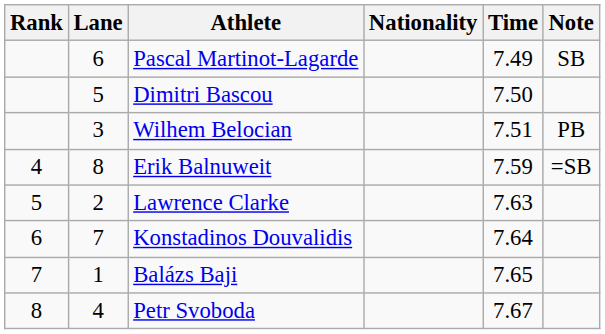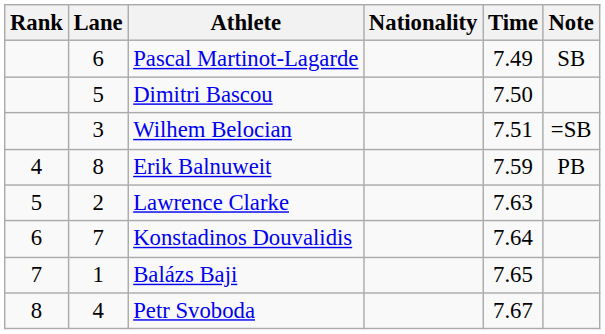(571, 130) PB -> (571, 130) =SB
(571, 166) =SB -> (571, 166) PB
